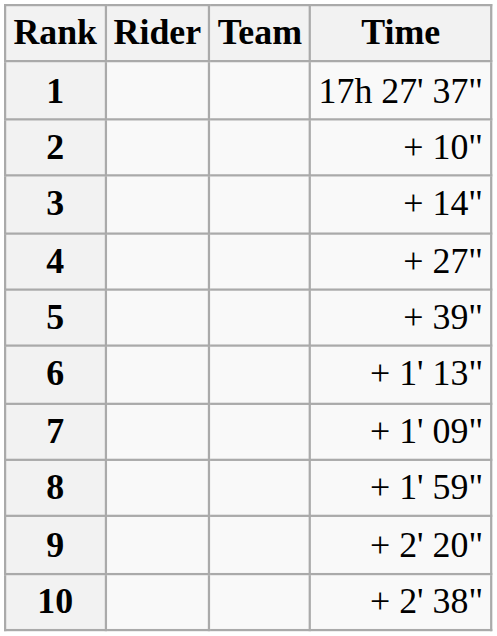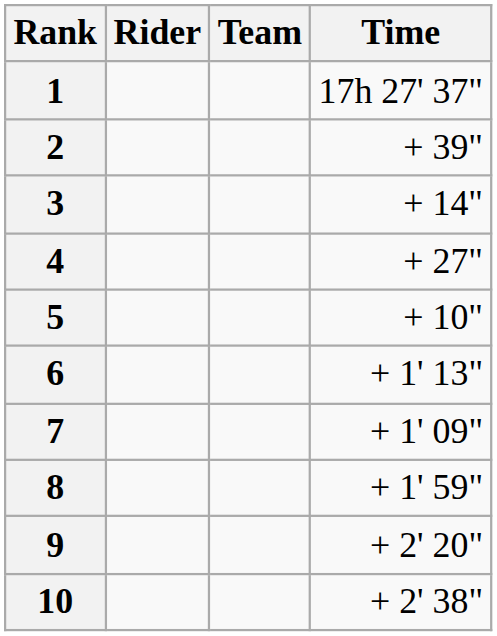(443, 146) + 10" -> (443, 146) + 39"
(443, 317) + 39" -> (443, 317) + 10"
